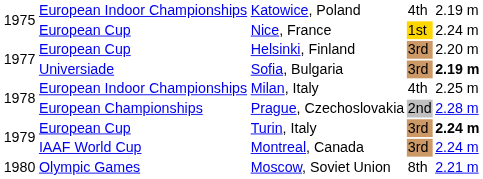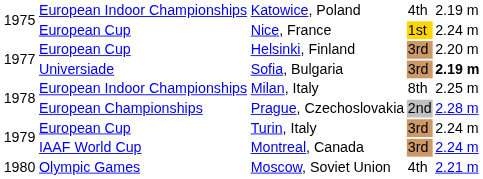(418, 89) 4th -> (418, 89) 8th
(457, 128) bold -> (457, 128) normal
(418, 167) 8th -> (418, 167) 4th
